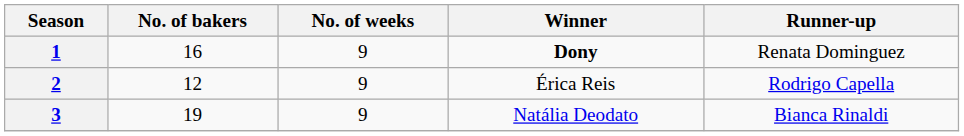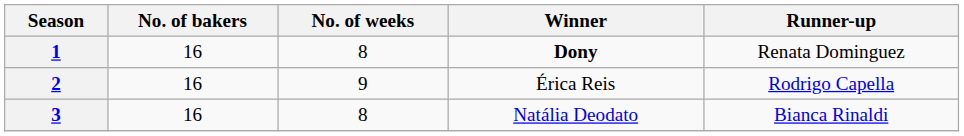(363, 52) 9 -> (363, 52) 8
(192, 83) 12 -> (192, 83) 16
(192, 115) 19 -> (192, 115) 16
(363, 115) 9 -> (363, 115) 8
